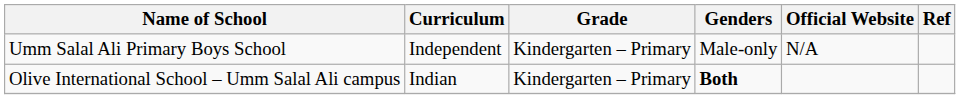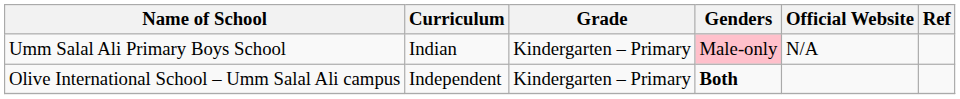(455, 49) Independent -> (433, 49) Indian
(738, 49) no background -> (738, 49) pink background
(433, 78) Indian -> (455, 78) Independent
